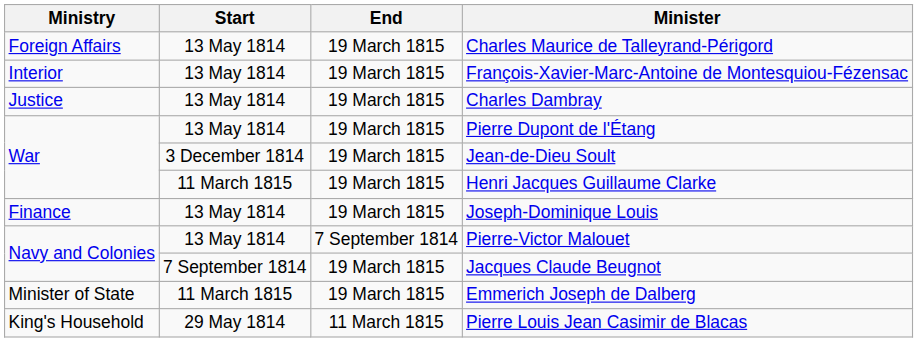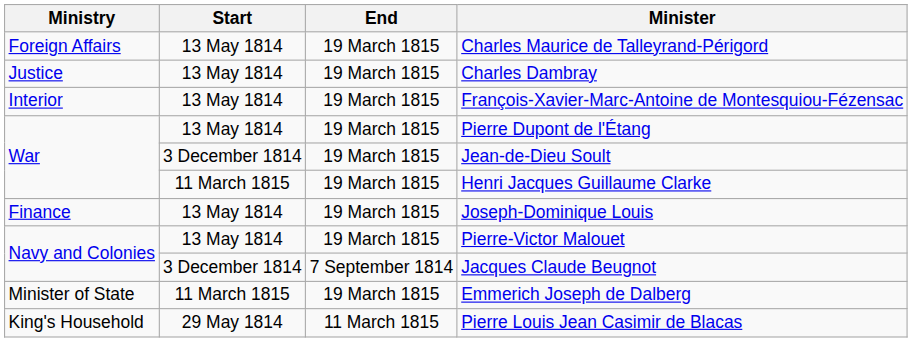rows swapped: (534, 101) <-> (687, 73)
(386, 239) 7 September 1814 -> (381, 239) 19 March 1815
(235, 267) 7 September 1814 -> (232, 267) 3 December 1814
(386, 267) 19 March 1815 -> (381, 267) 7 September 1814
